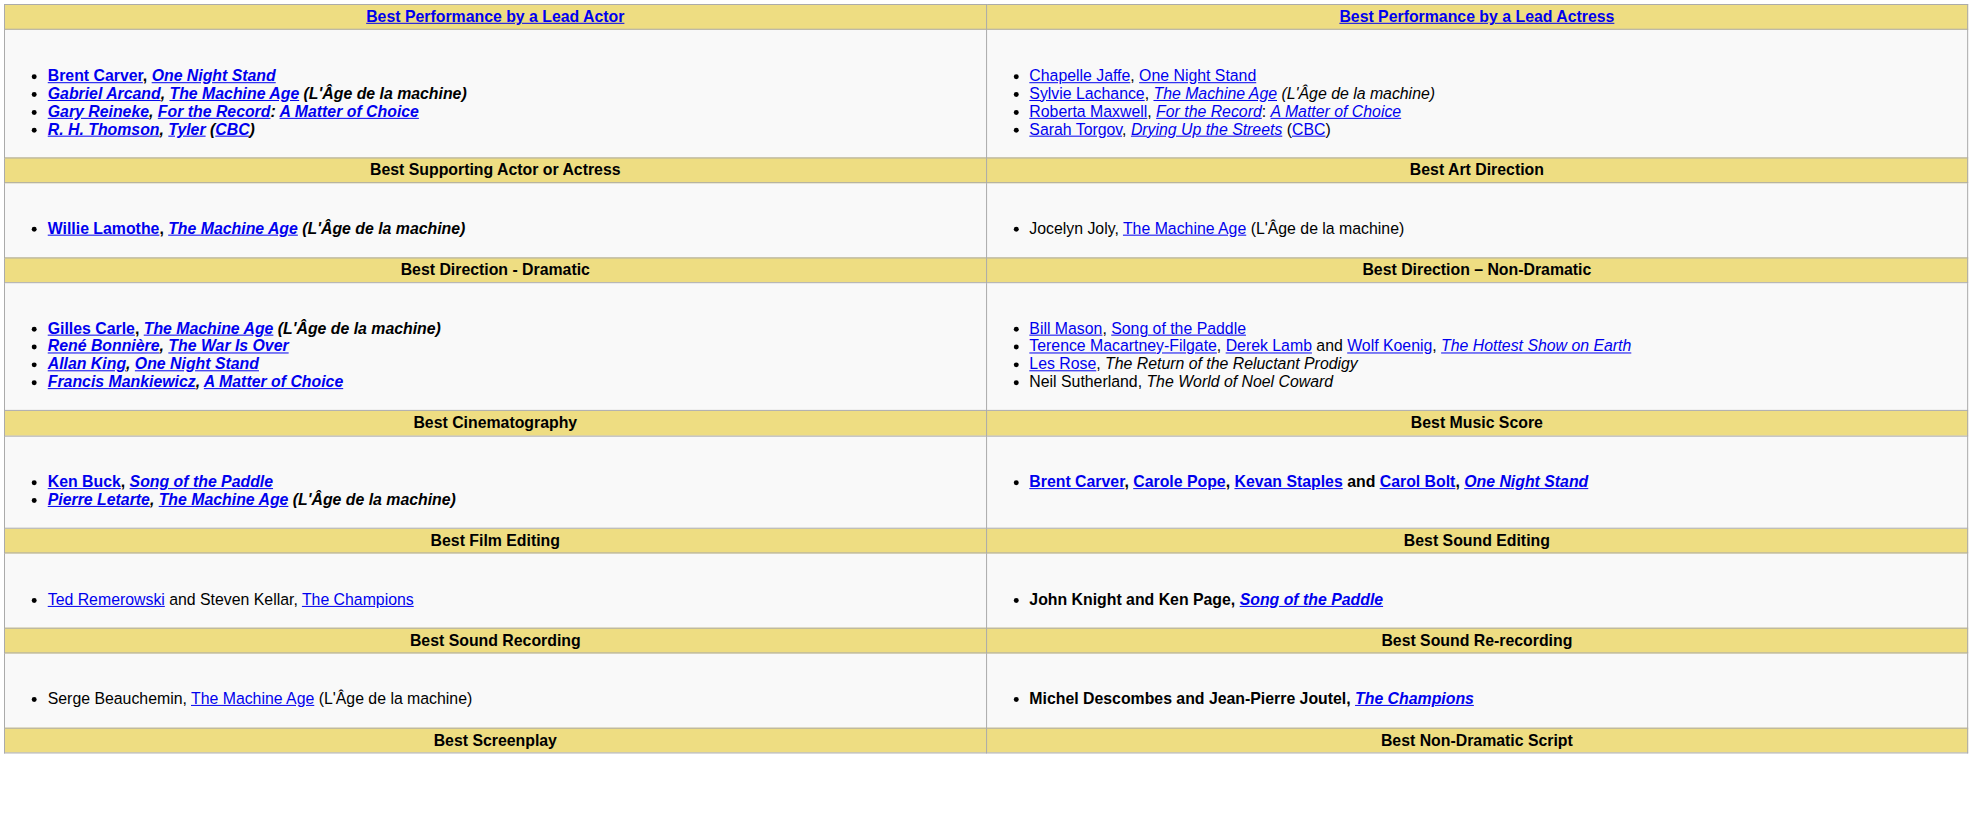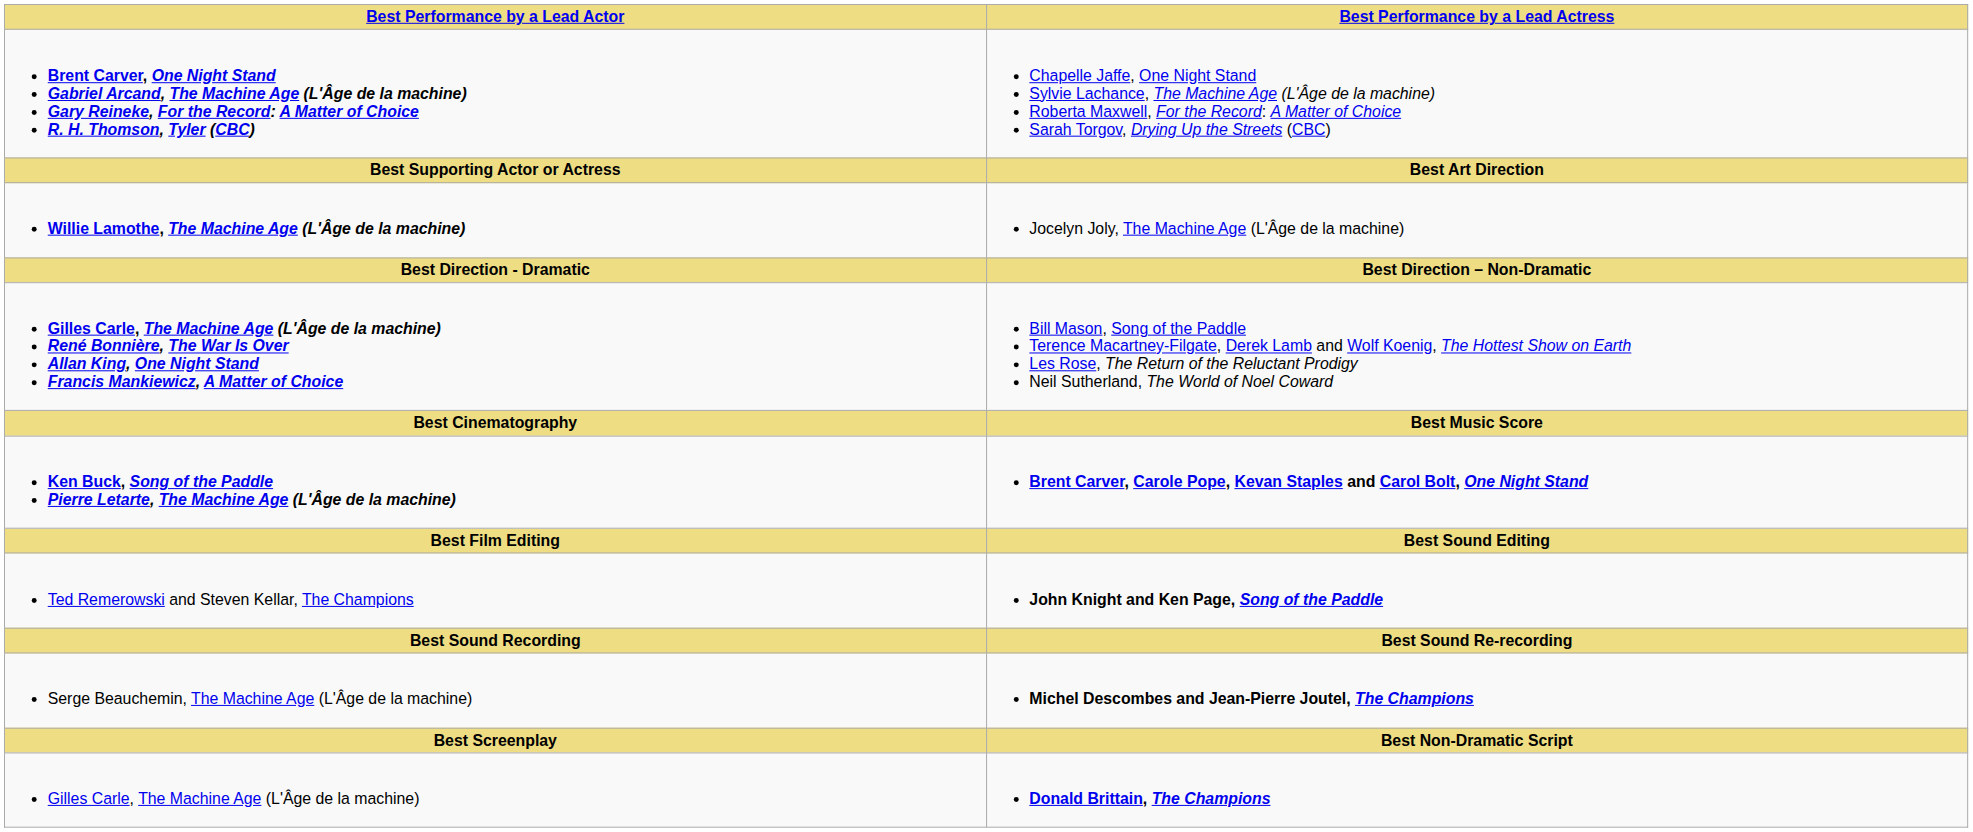+ row: (495, 799)
